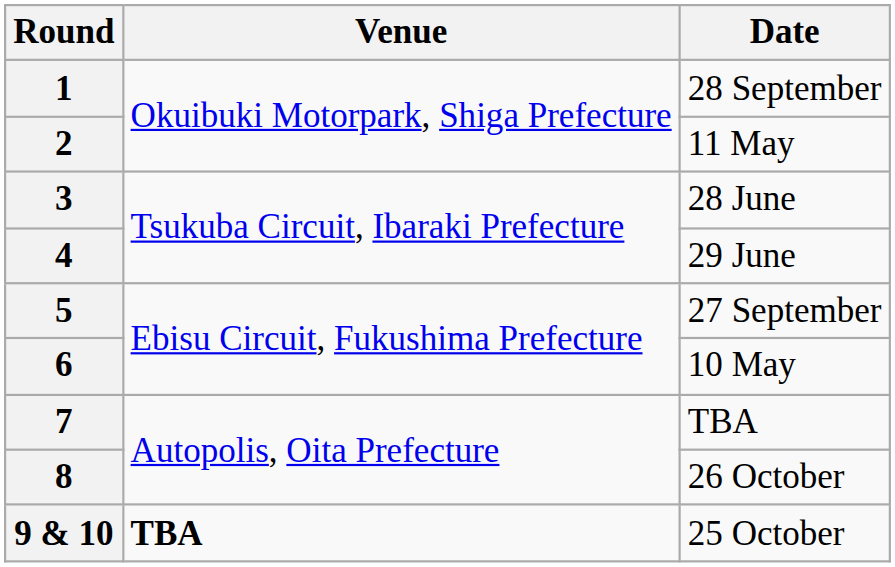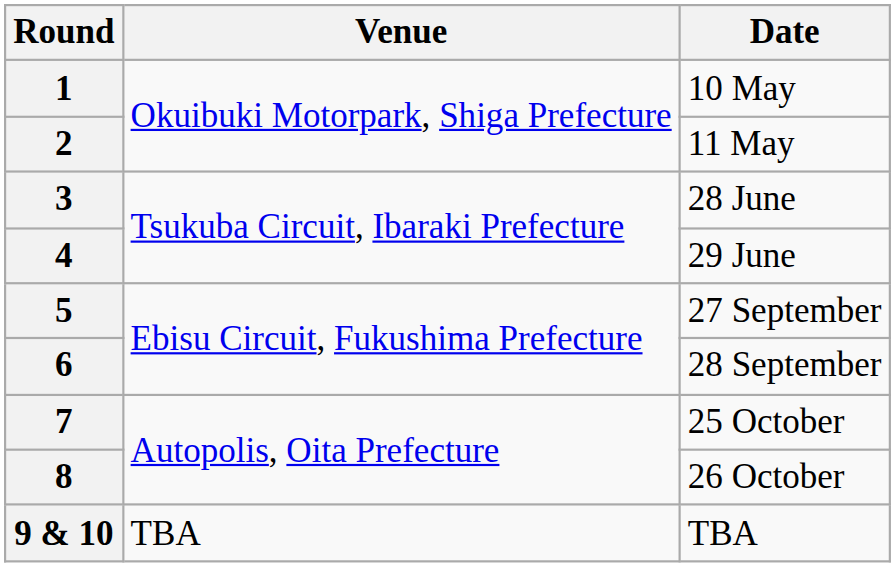(785, 87) 28 September -> (742, 87) 10 May
(742, 365) 10 May -> (785, 365) 28 September
(723, 421) TBA -> (766, 421) 25 October
(167, 532) bold -> (166, 532) normal
(766, 532) 25 October -> (723, 532) TBA
